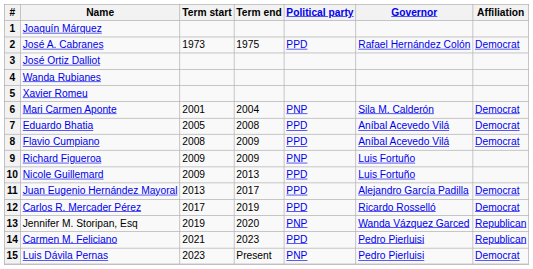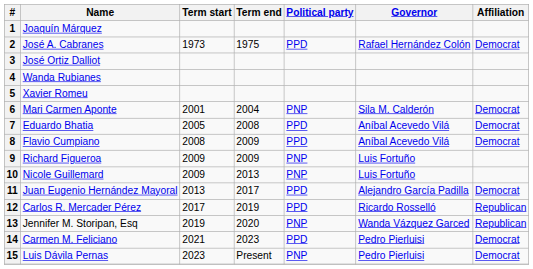(297, 175) PPD -> (297, 175) PNP
(497, 207) Democrat -> (501, 207) Republican
(501, 239) Republican -> (497, 239) Democrat
